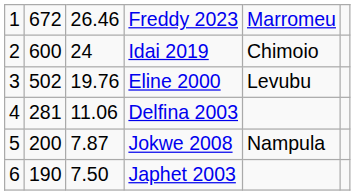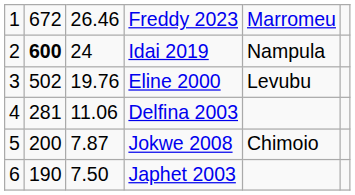(45, 50) normal -> (45, 50) bold
(283, 50) Chimoio -> (286, 50) Nampula
(286, 143) Nampula -> (283, 143) Chimoio
